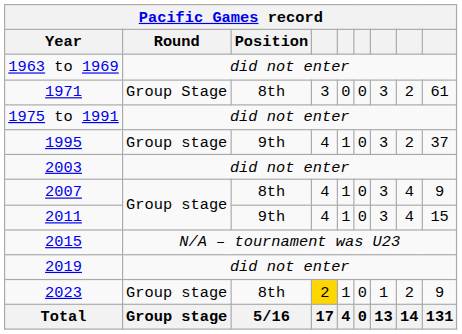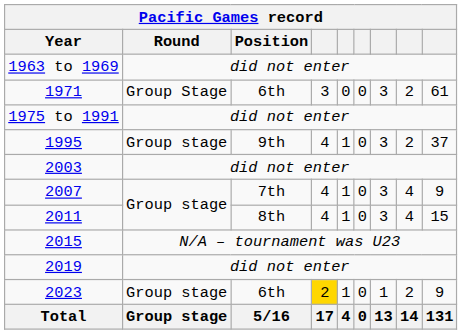(271, 92) 8th -> (271, 92) 6th
(271, 192) 8th -> (271, 192) 7th
(271, 217) 9th -> (271, 217) 8th
(271, 292) 8th -> (271, 292) 6th
